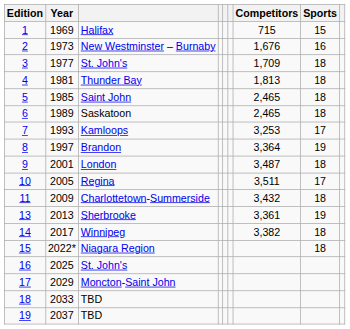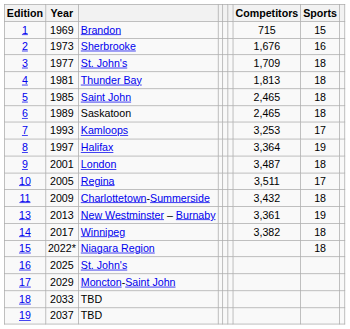(97, 30) Halifax -> (101, 30) Brandon
(148, 47) New Westminster – Burnaby -> (108, 47) Sherbrooke
(101, 148) Brandon -> (97, 148) Halifax
(108, 215) Sherbrooke -> (148, 215) New Westminster – Burnaby
